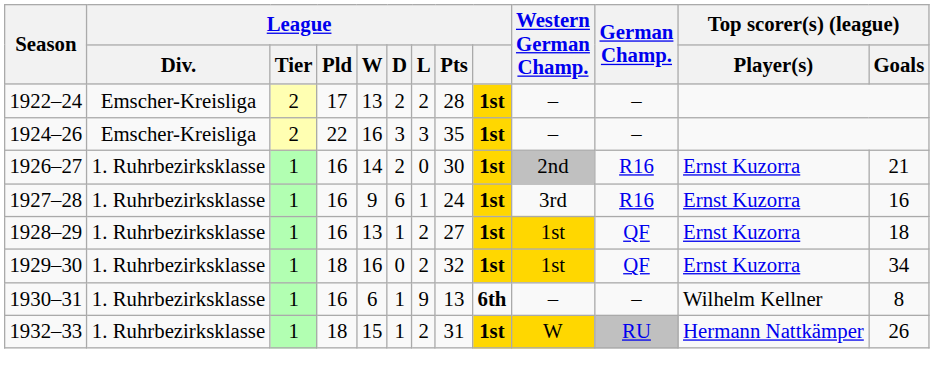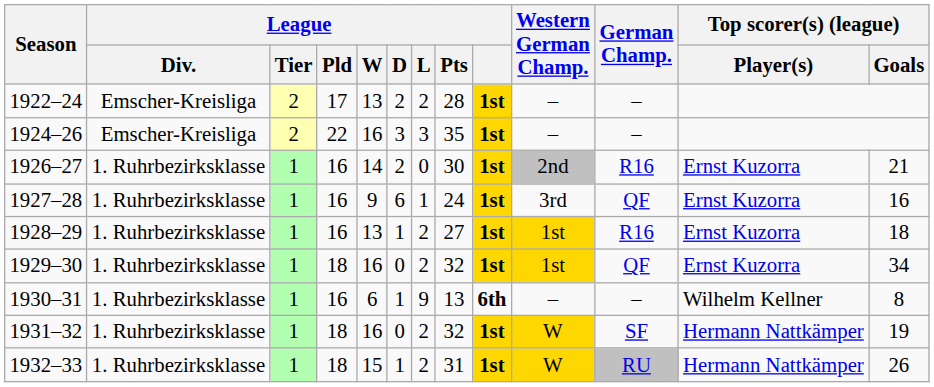(636, 199) R16 -> (636, 199) QF
(636, 232) QF -> (636, 232) R16
+ row: (46, 331)
